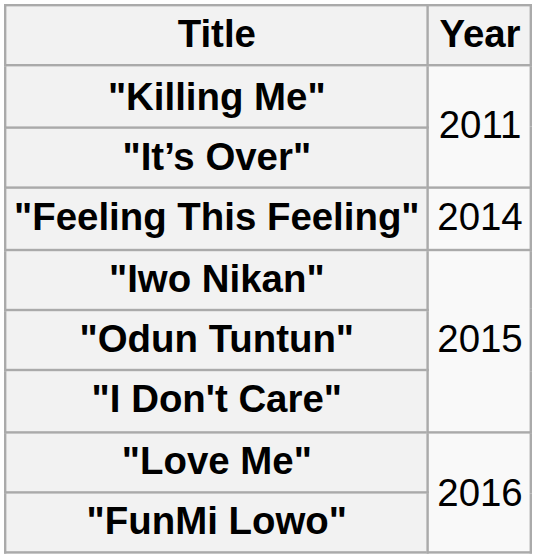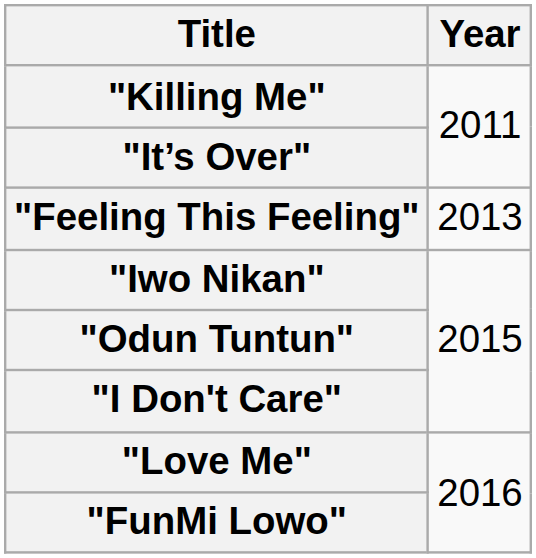(480, 217) 2014 -> (480, 217) 2013
